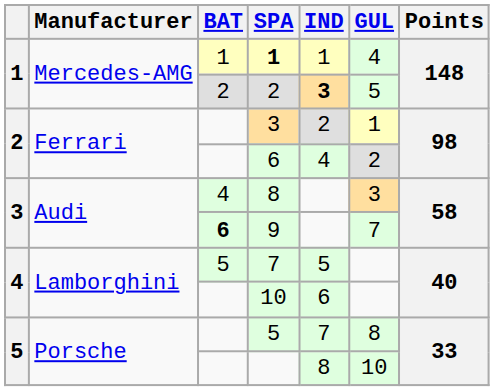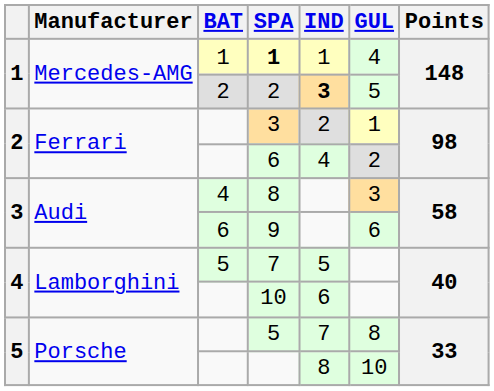(223, 230) bold -> (223, 230) normal
(374, 230) 7 -> (374, 230) 6
